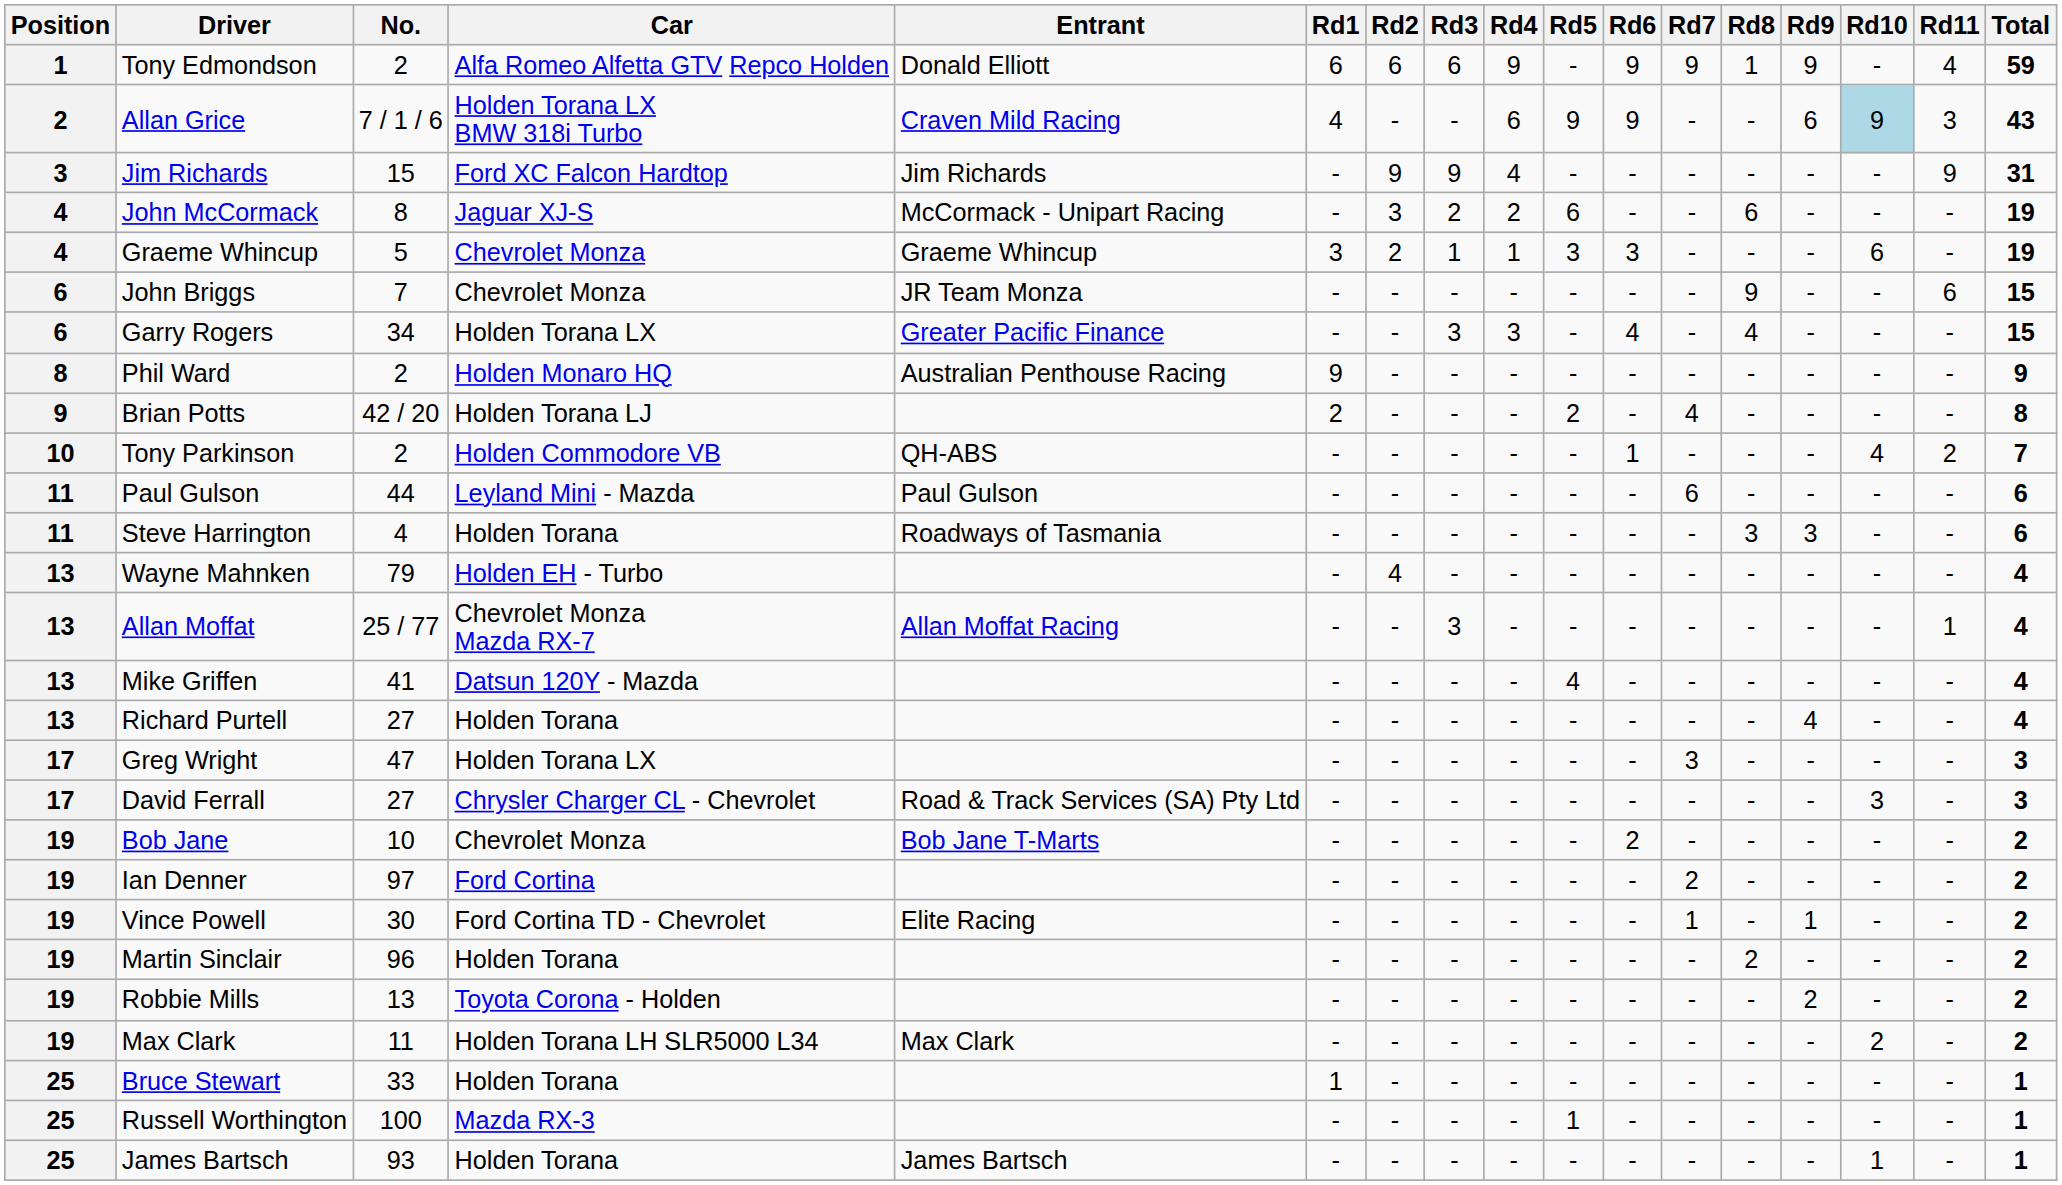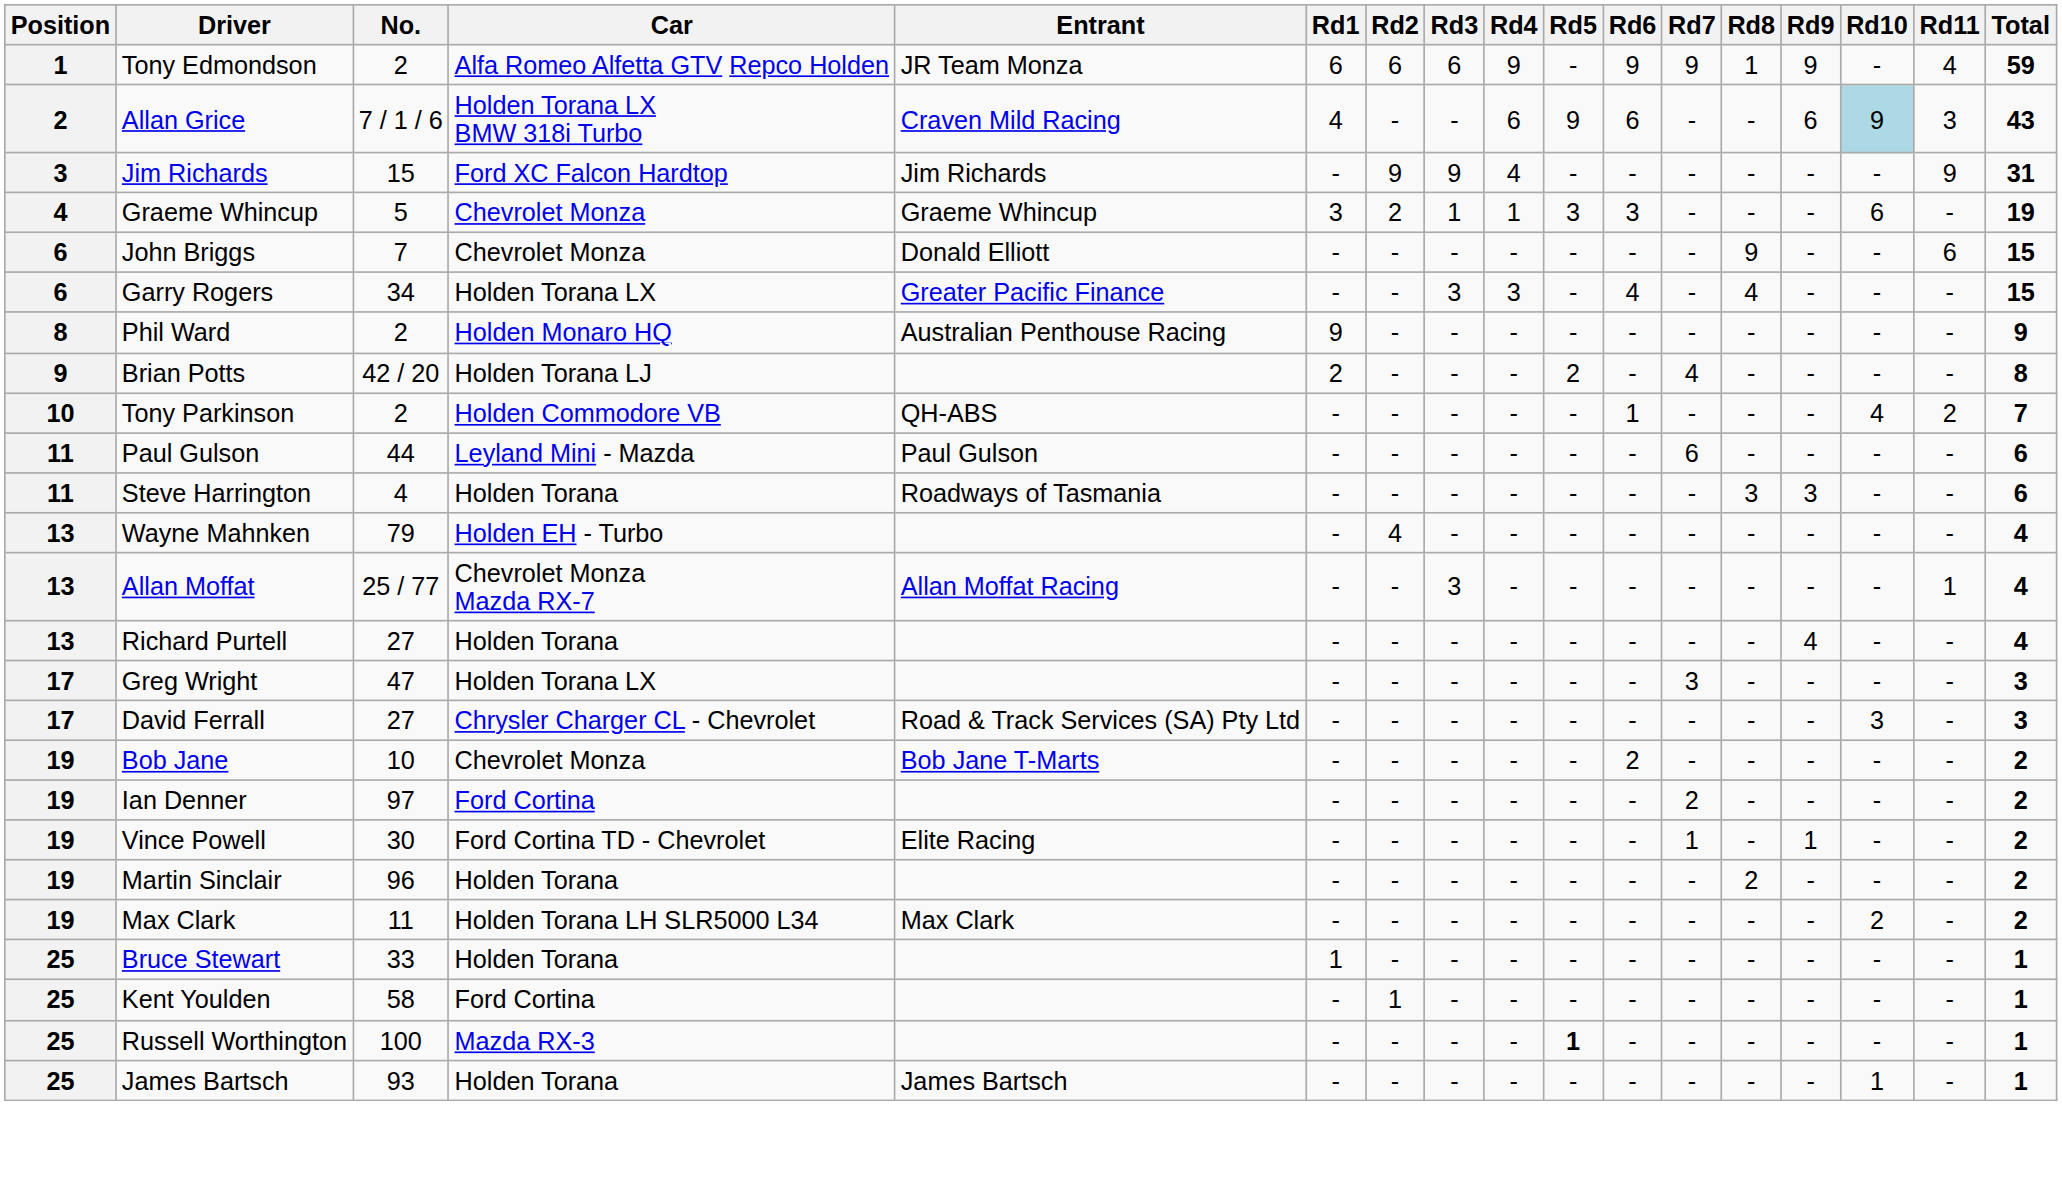(975, 65) Donald Elliott -> (992, 65) JR Team Monza
(1632, 119) 9 -> (1632, 119) 6
- row: (220, 213)
(992, 293) JR Team Monza -> (975, 253) Donald Elliott
- row: (190, 681)
- row: (191, 1000)
+ row: (196, 1000)
(1573, 1120) normal -> (1573, 1040) bold
